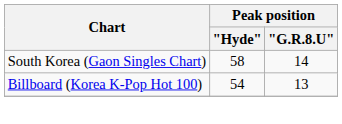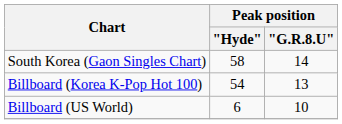+ row: (70, 107)
